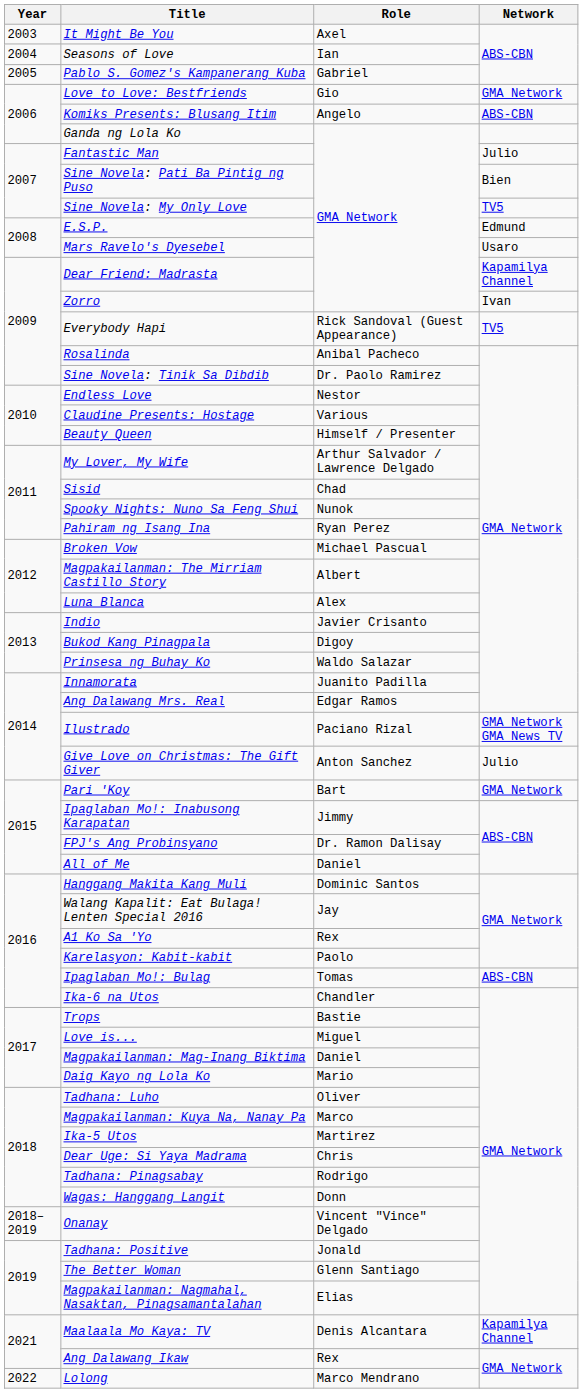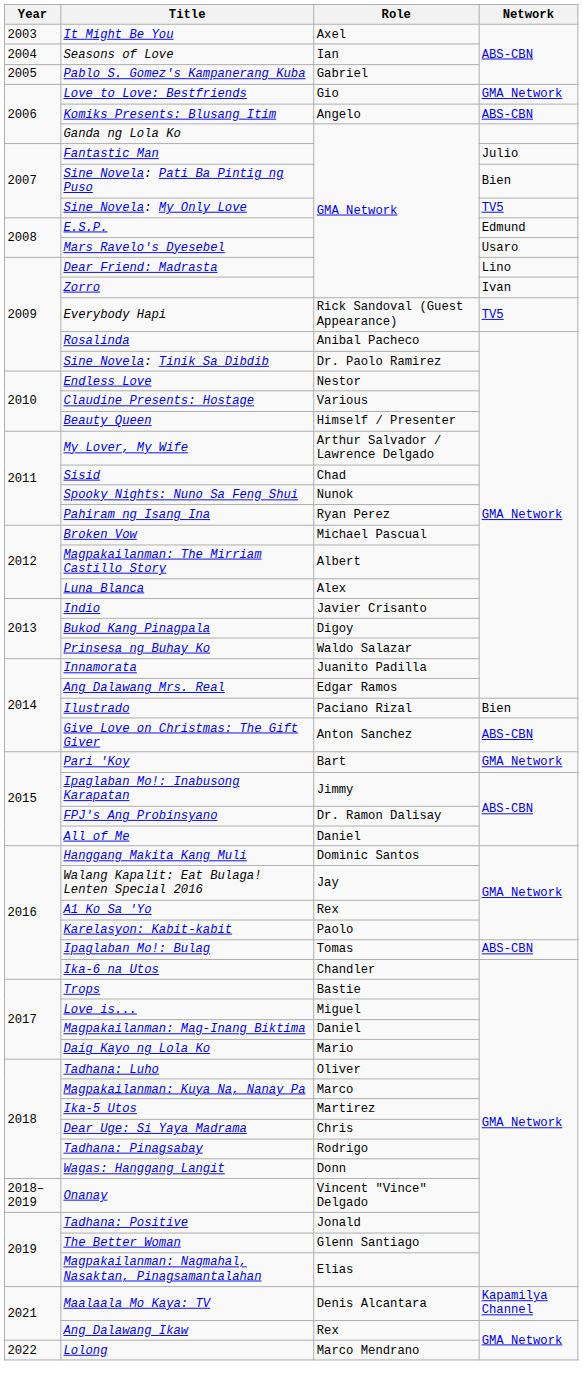(515, 275) Kapamilya Channel -> (496, 268) Lino
(522, 729) GMA Network GMA News TV -> (496, 708) Bien
(500, 763) Julio -> (507, 735) ABS-CBN
